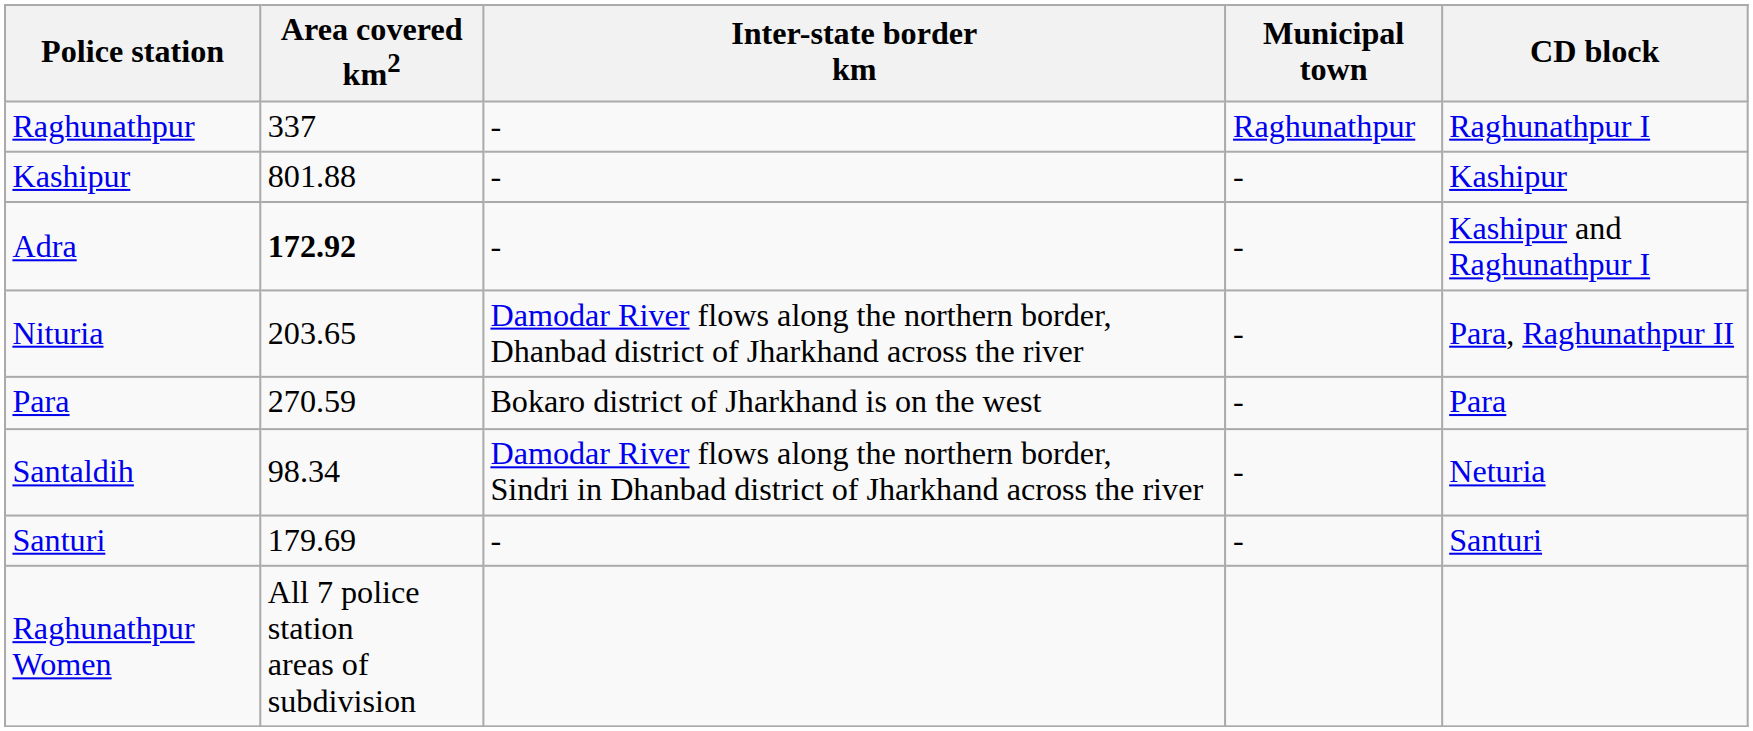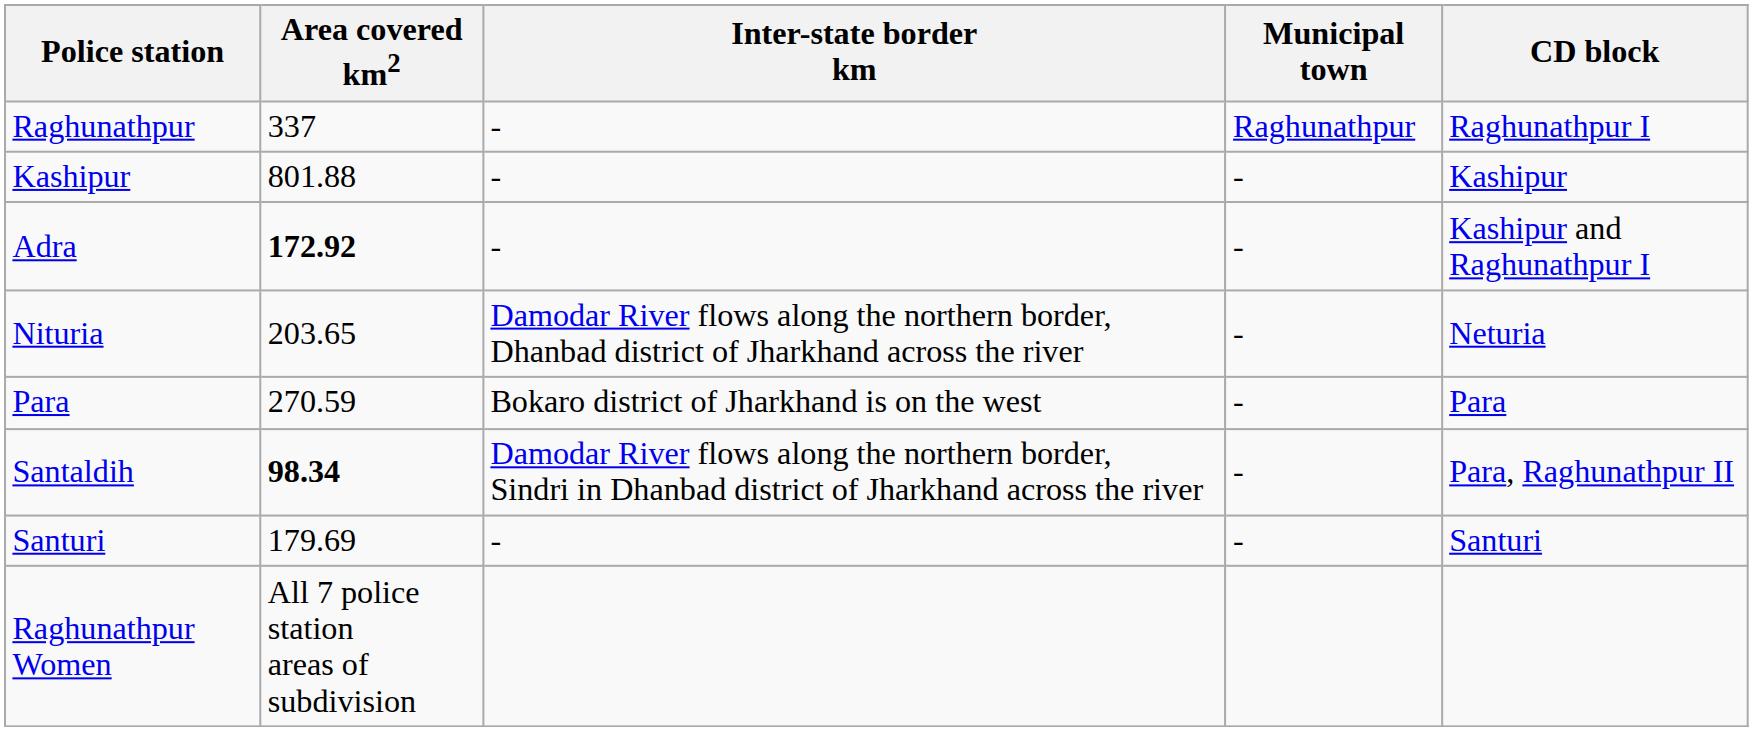(1592, 333) Para, Raghunathpur II -> (1497, 333) Neturia
(304, 471) normal -> (304, 471) bold
(1497, 471) Neturia -> (1592, 471) Para, Raghunathpur II
